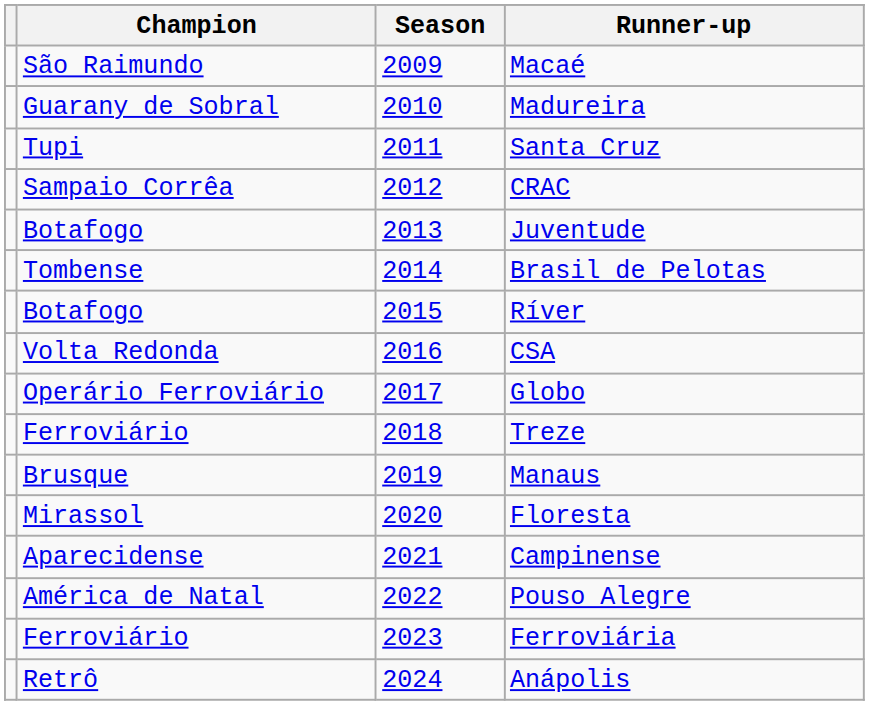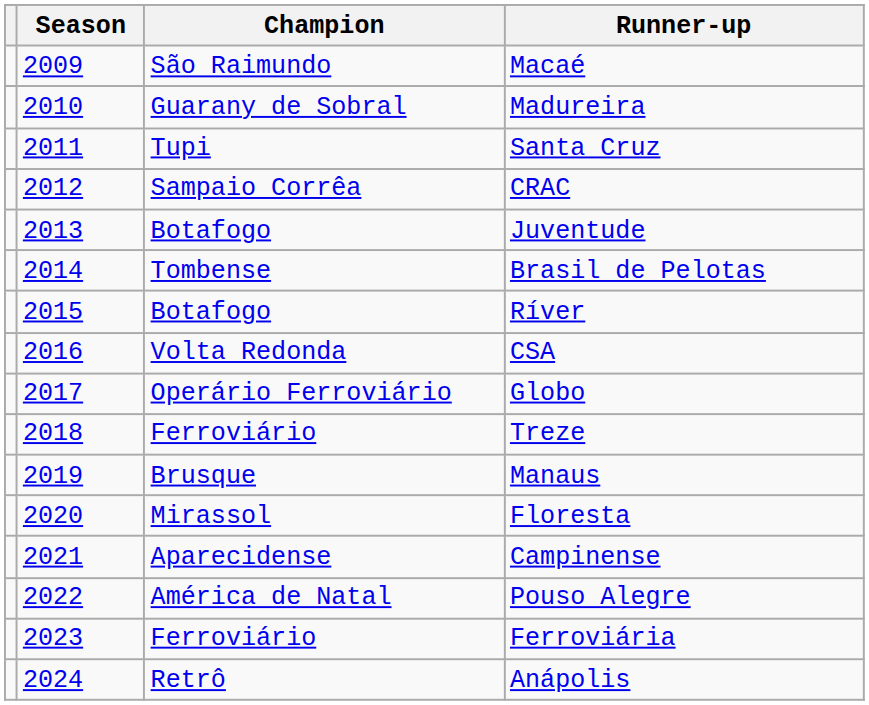columns swapped: (440, 25) <-> (197, 25)
